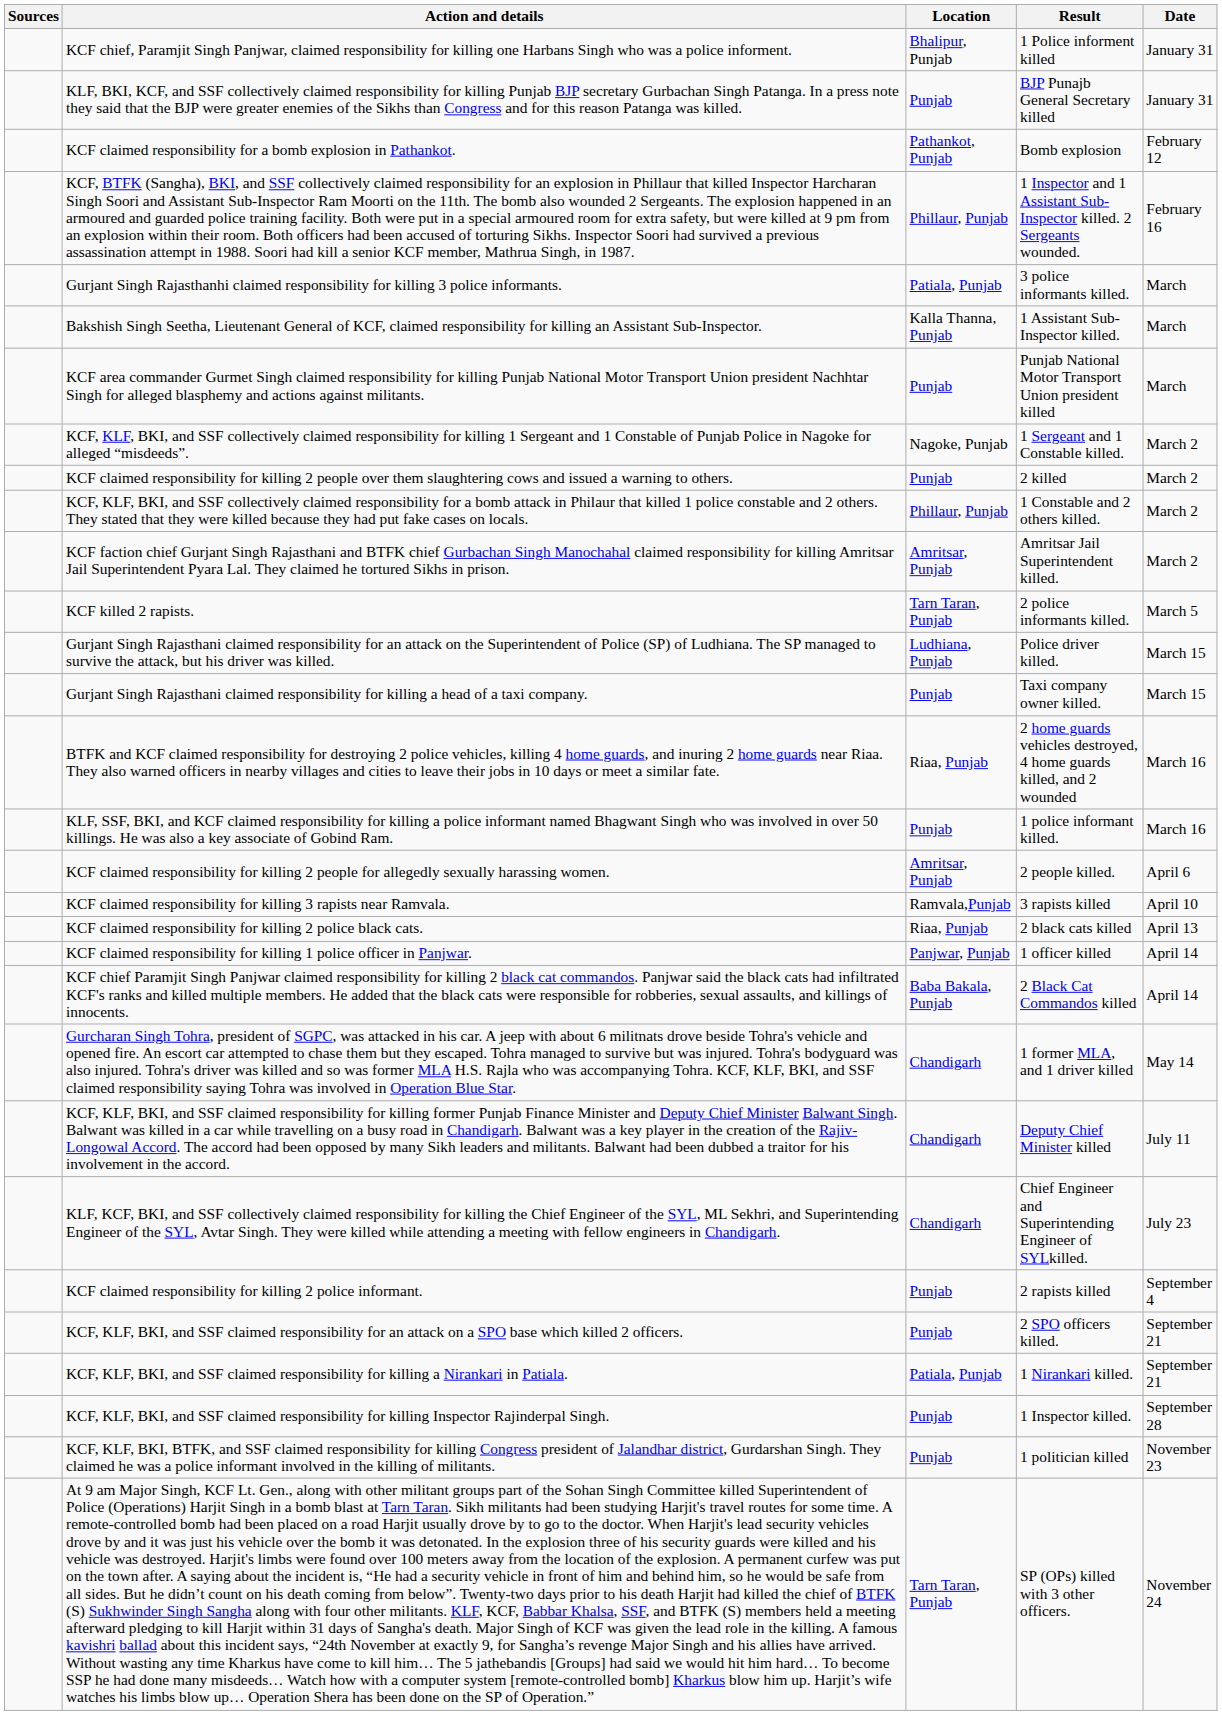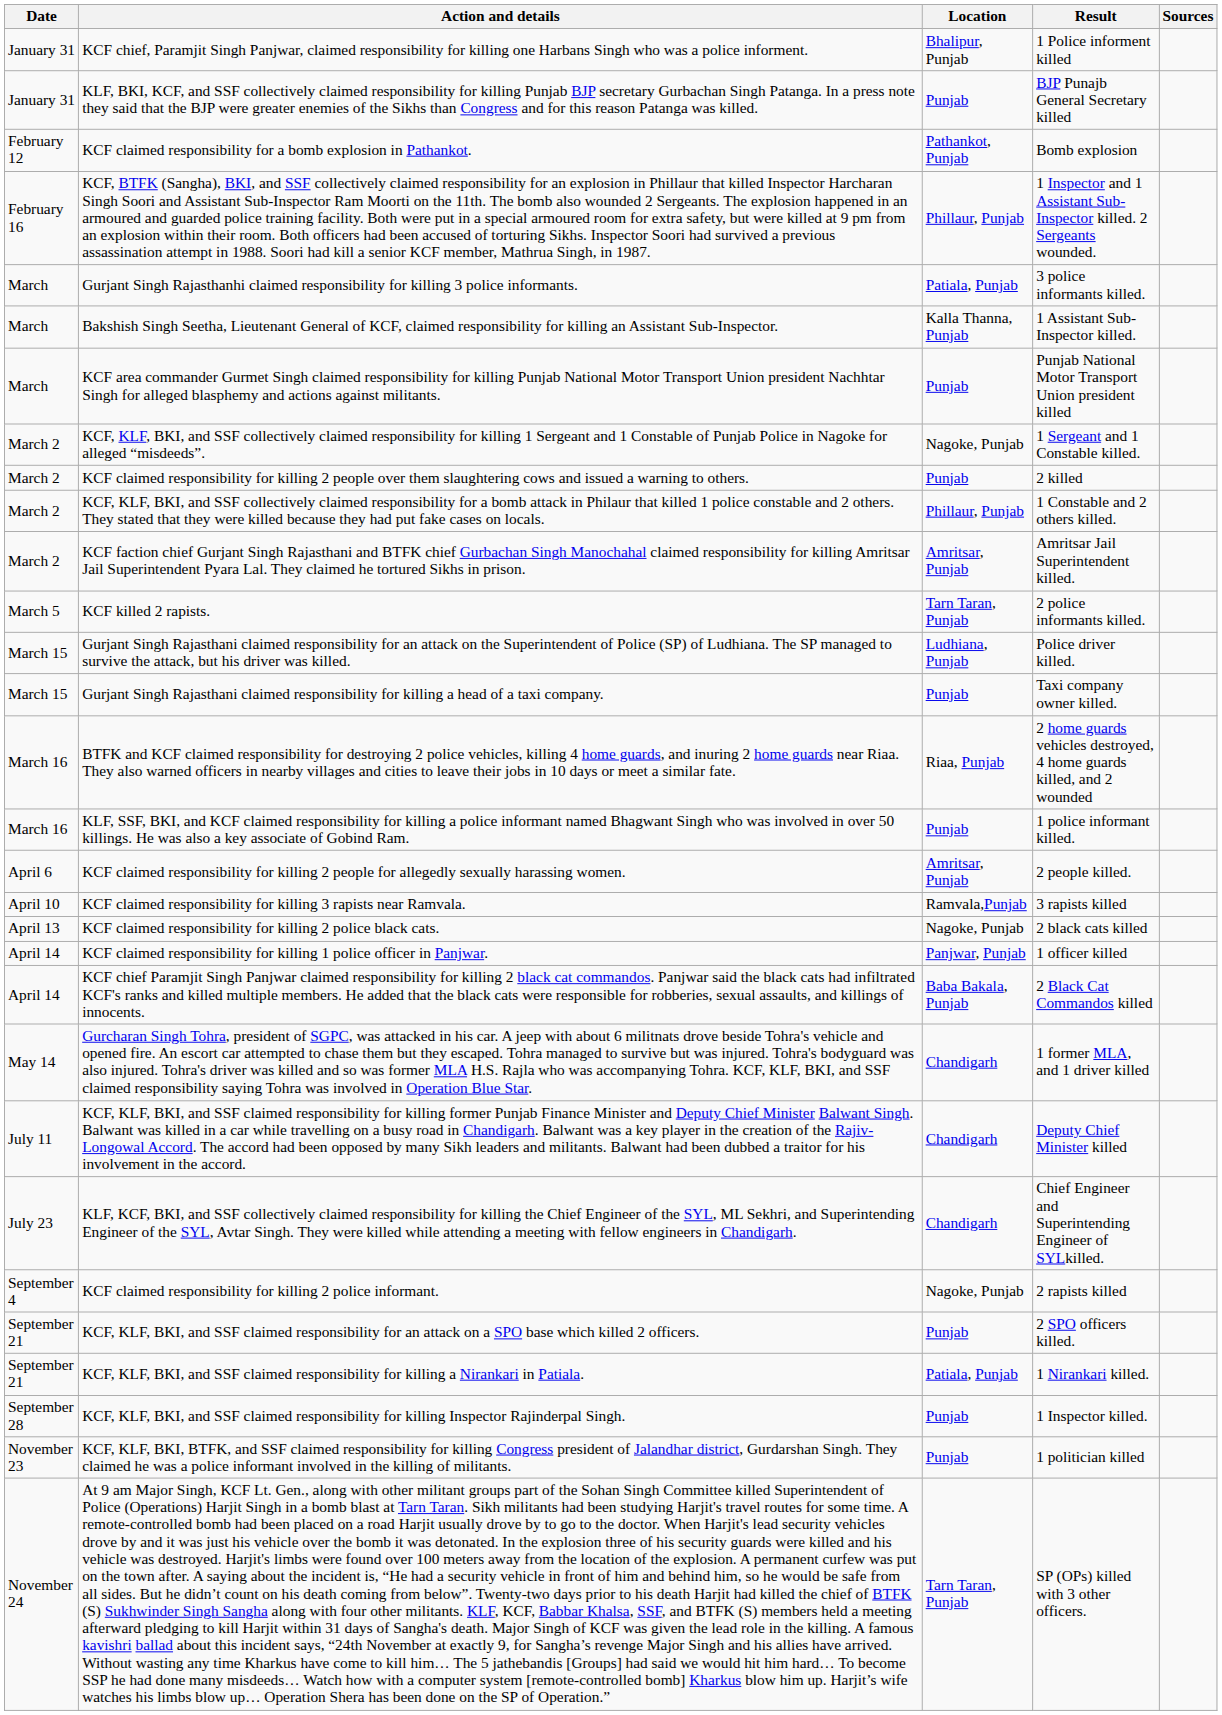columns swapped: (1180, 16) <-> (33, 16)
(949, 928) Riaa, Punjab -> (975, 928) Nagoke, Punjab
(931, 1290) Punjab -> (975, 1290) Nagoke, Punjab
